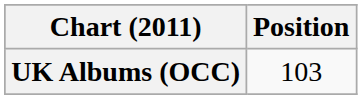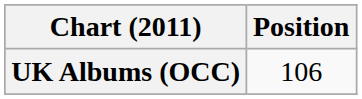(301, 71) 103 -> (301, 71) 106
